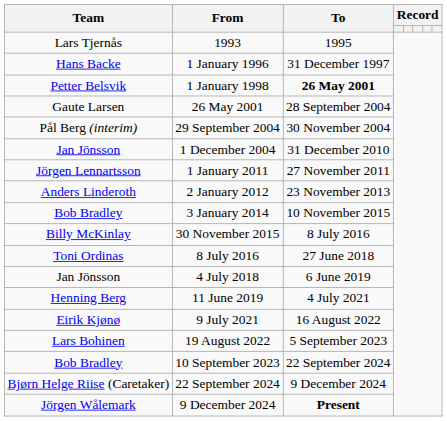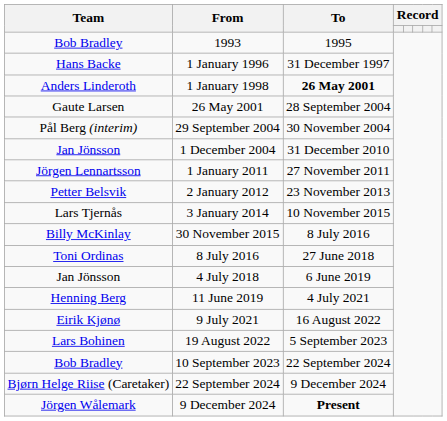(88, 42) Lars Tjernås -> (88, 42) Bob Bradley
(88, 85) Petter Belsvik -> (88, 85) Anders Linderoth
(88, 191) Anders Linderoth -> (88, 191) Petter Belsvik
(88, 213) Bob Bradley -> (88, 213) Lars Tjernås
